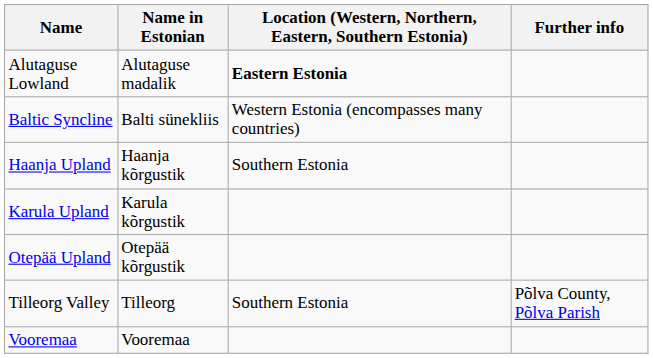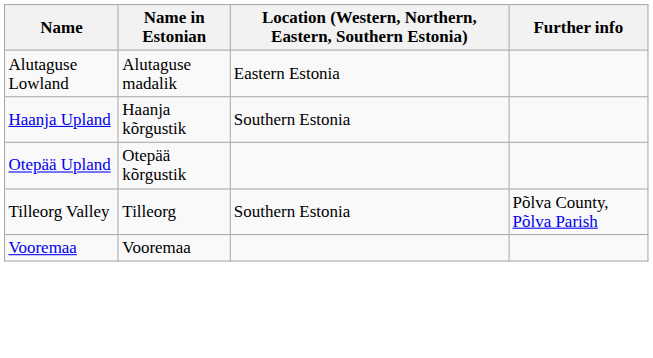(290, 73) bold -> (287, 73) normal
- row: (60, 119)
- row: (59, 211)
